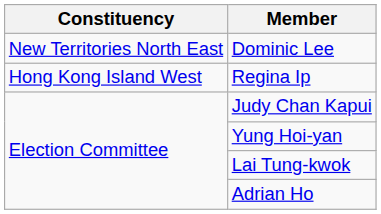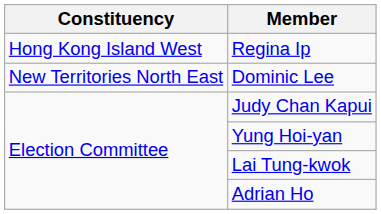rows swapped: (271, 77) <-> (283, 48)
